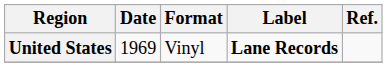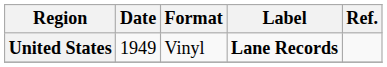(138, 47) 1969 -> (138, 47) 1949
